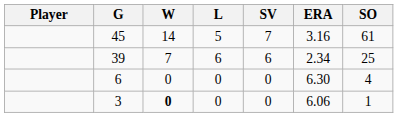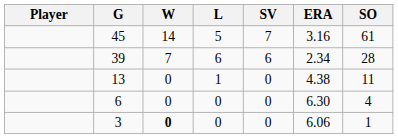(368, 58) 25 -> (368, 58) 28
+ row: (118, 79)
